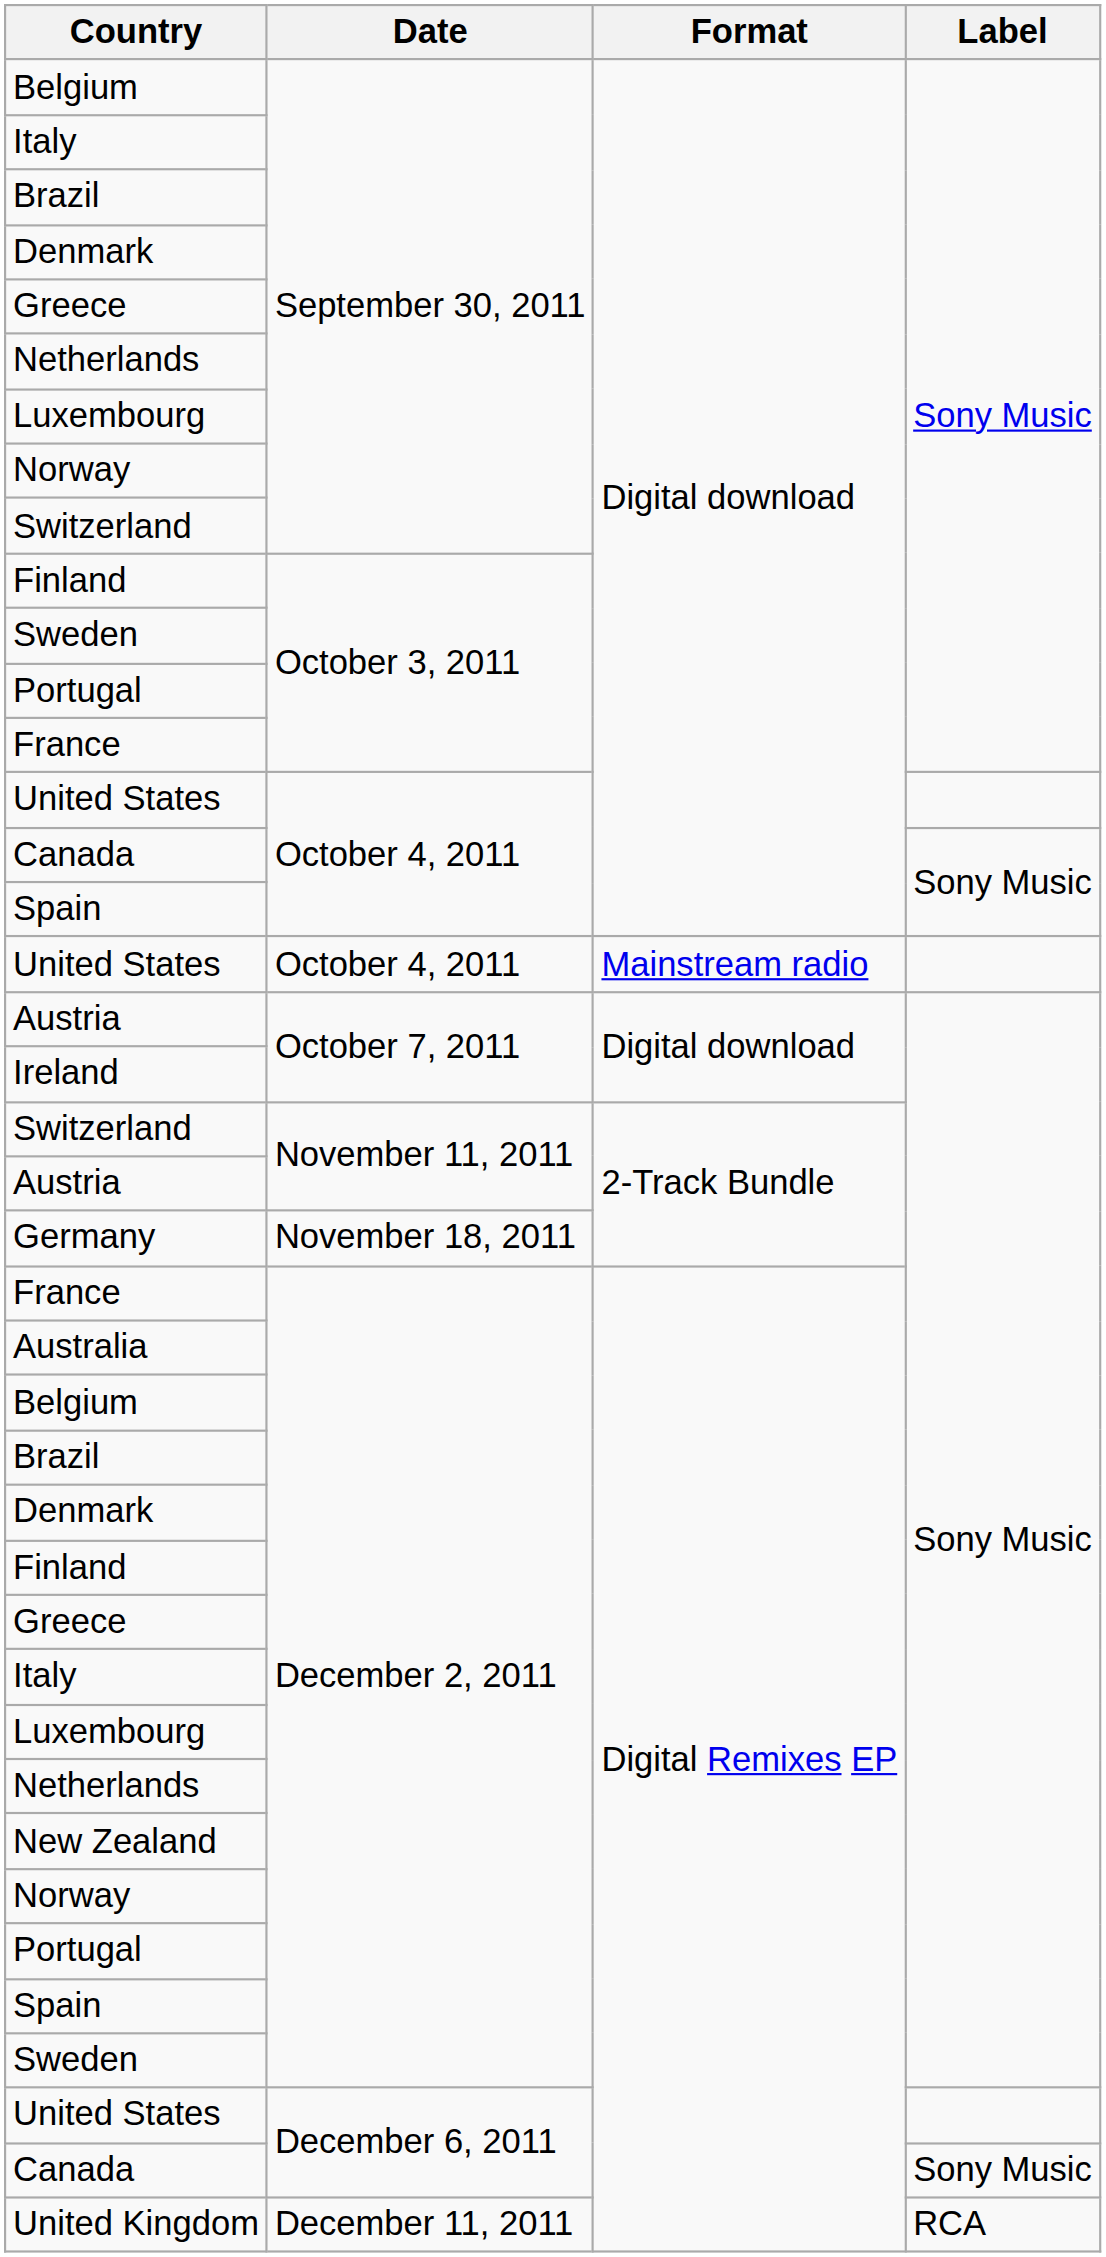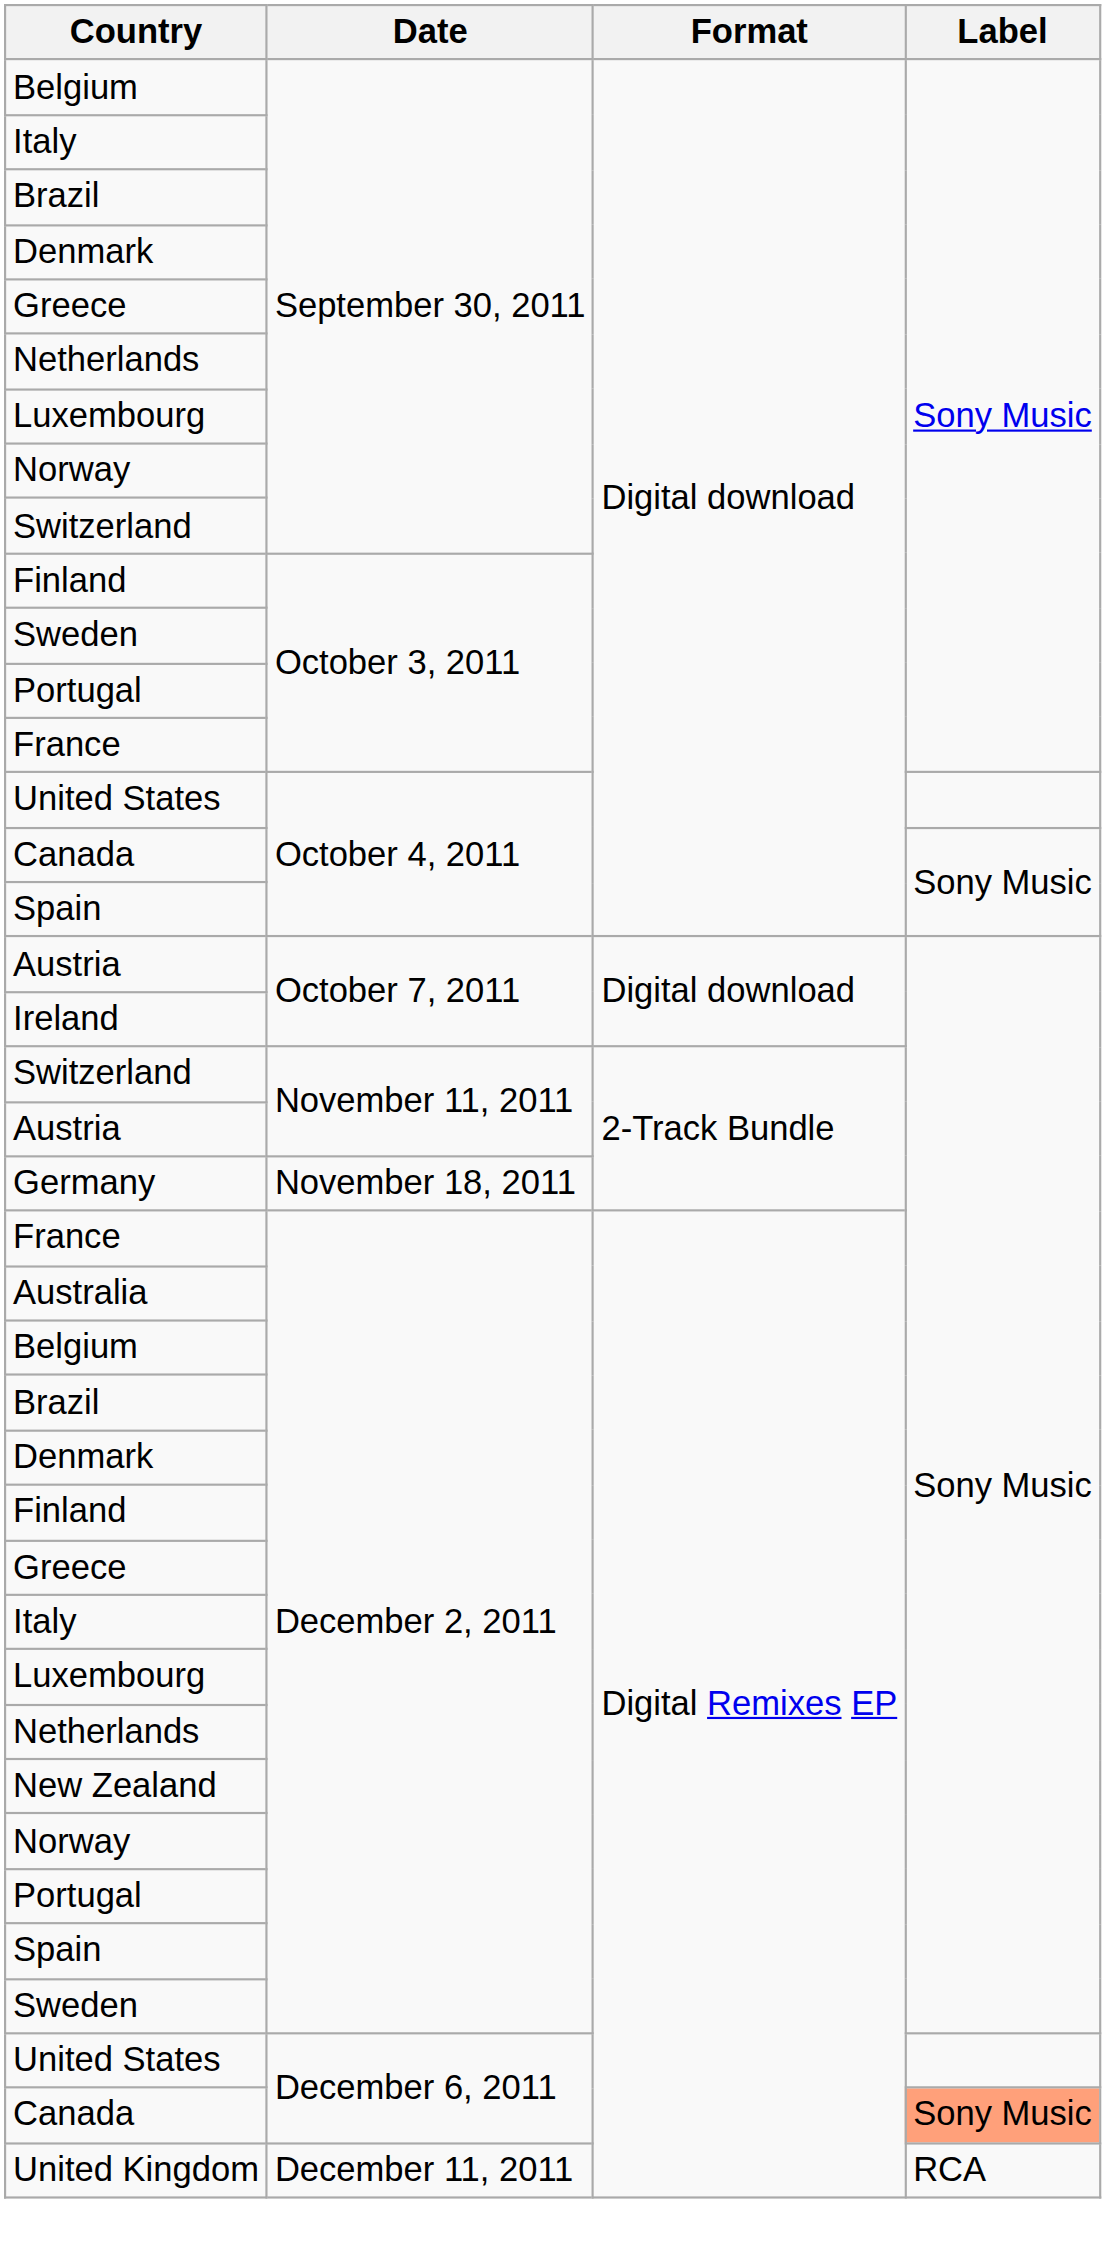- row: (117, 963)
(1002, 2169) no background -> (1002, 2114) lightsalmon background
